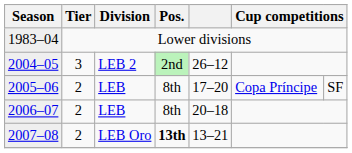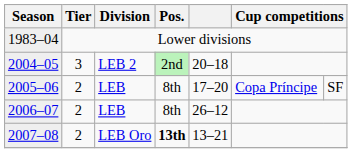(210, 63) 26–12 -> (210, 63) 20–18
(210, 111) 20–18 -> (210, 111) 26–12
